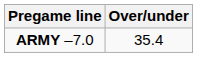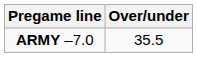(149, 40) 35.4 -> (149, 40) 35.5
